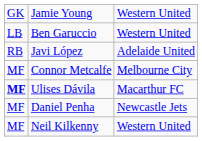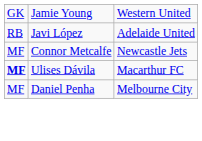- row: (64, 32)
(155, 70) Melbourne City -> (152, 51) Newcastle Jets
(152, 107) Newcastle Jets -> (155, 88) Melbourne City
- row: (65, 126)
